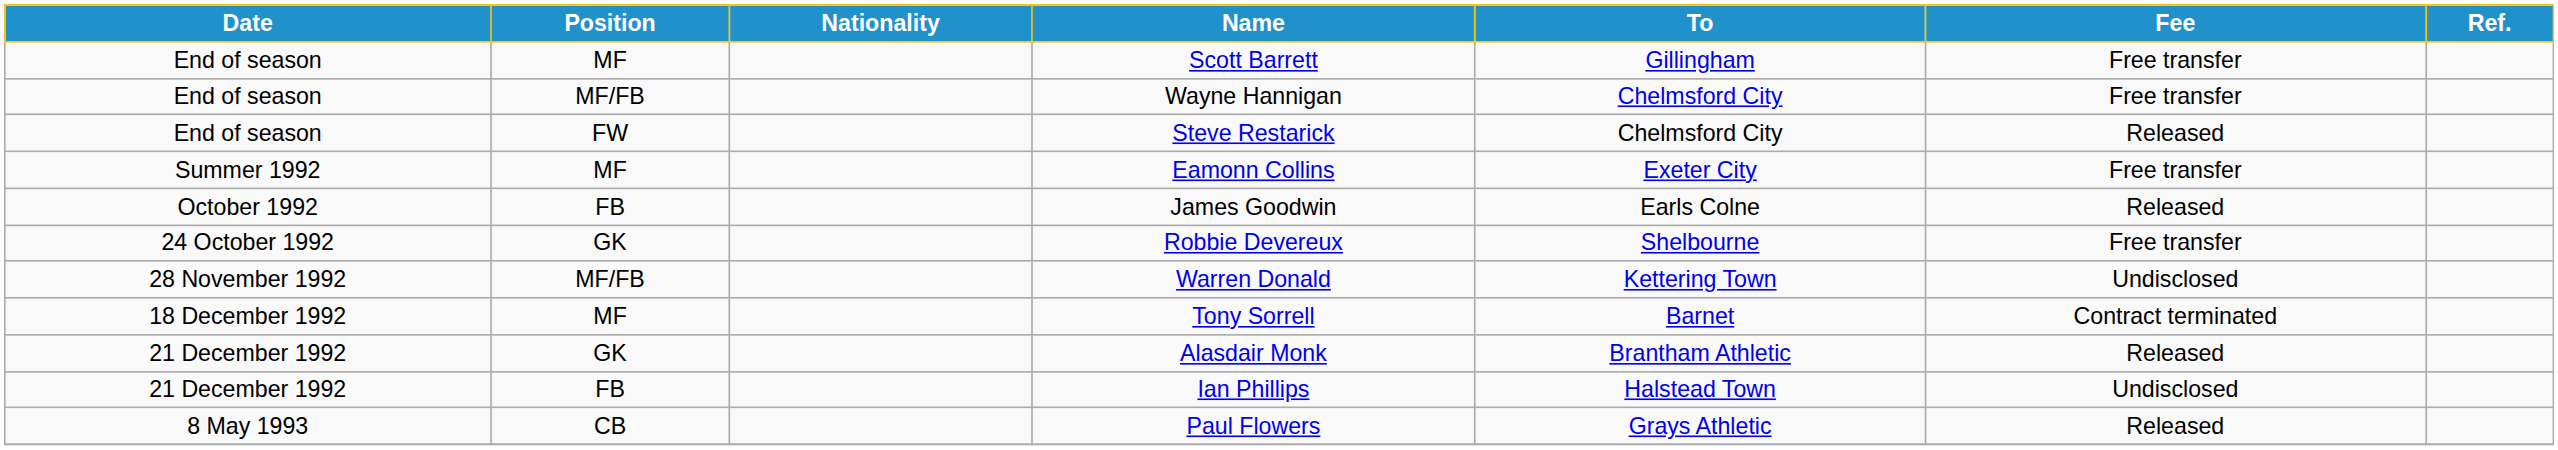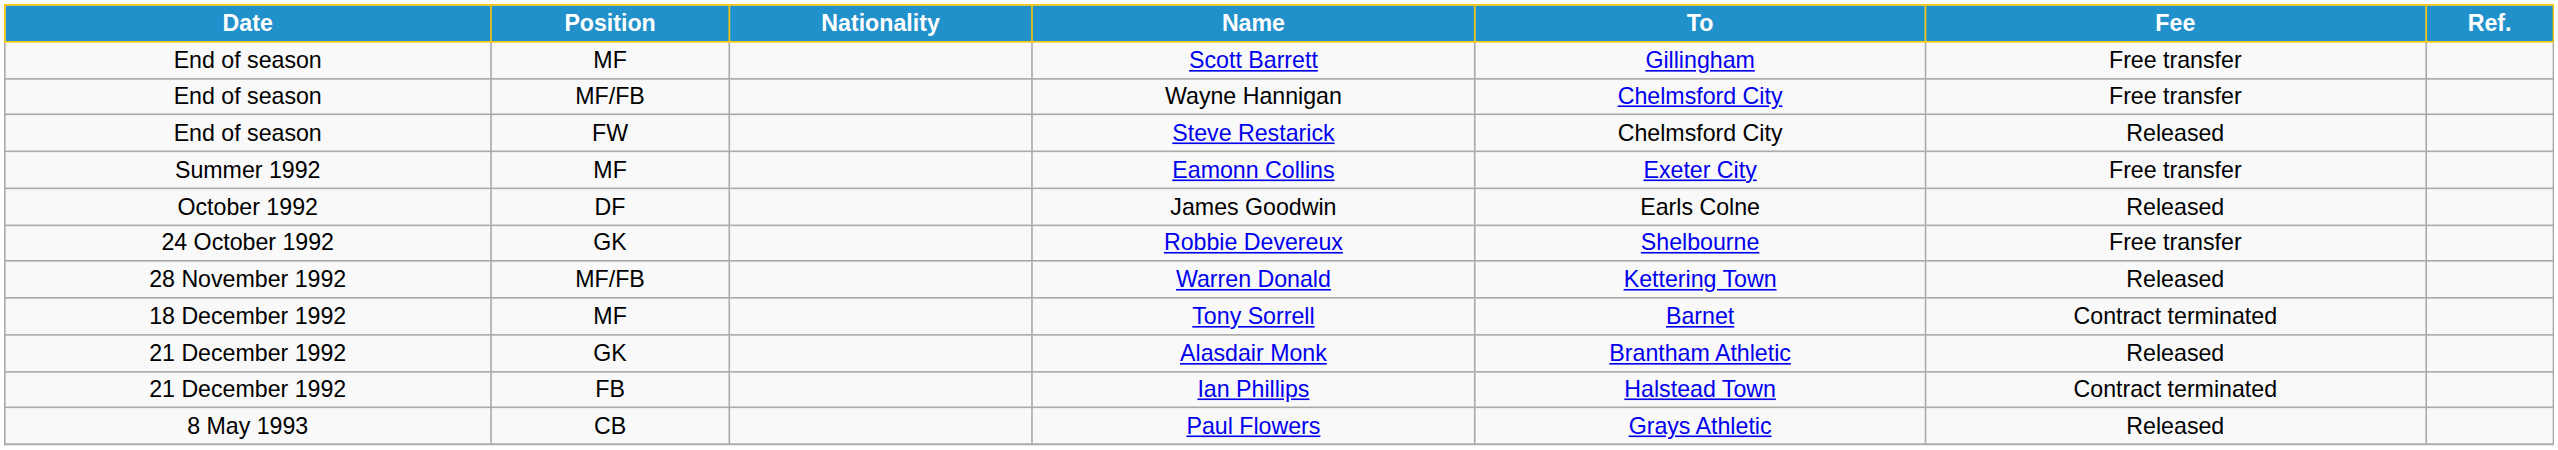(610, 207) FB -> (610, 207) DF
(2175, 280) Undisclosed -> (2175, 280) Released
(2175, 390) Undisclosed -> (2175, 390) Contract terminated
